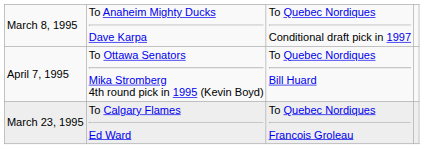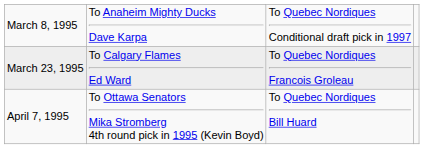rows swapped: (45, 122) <-> (38, 74)
